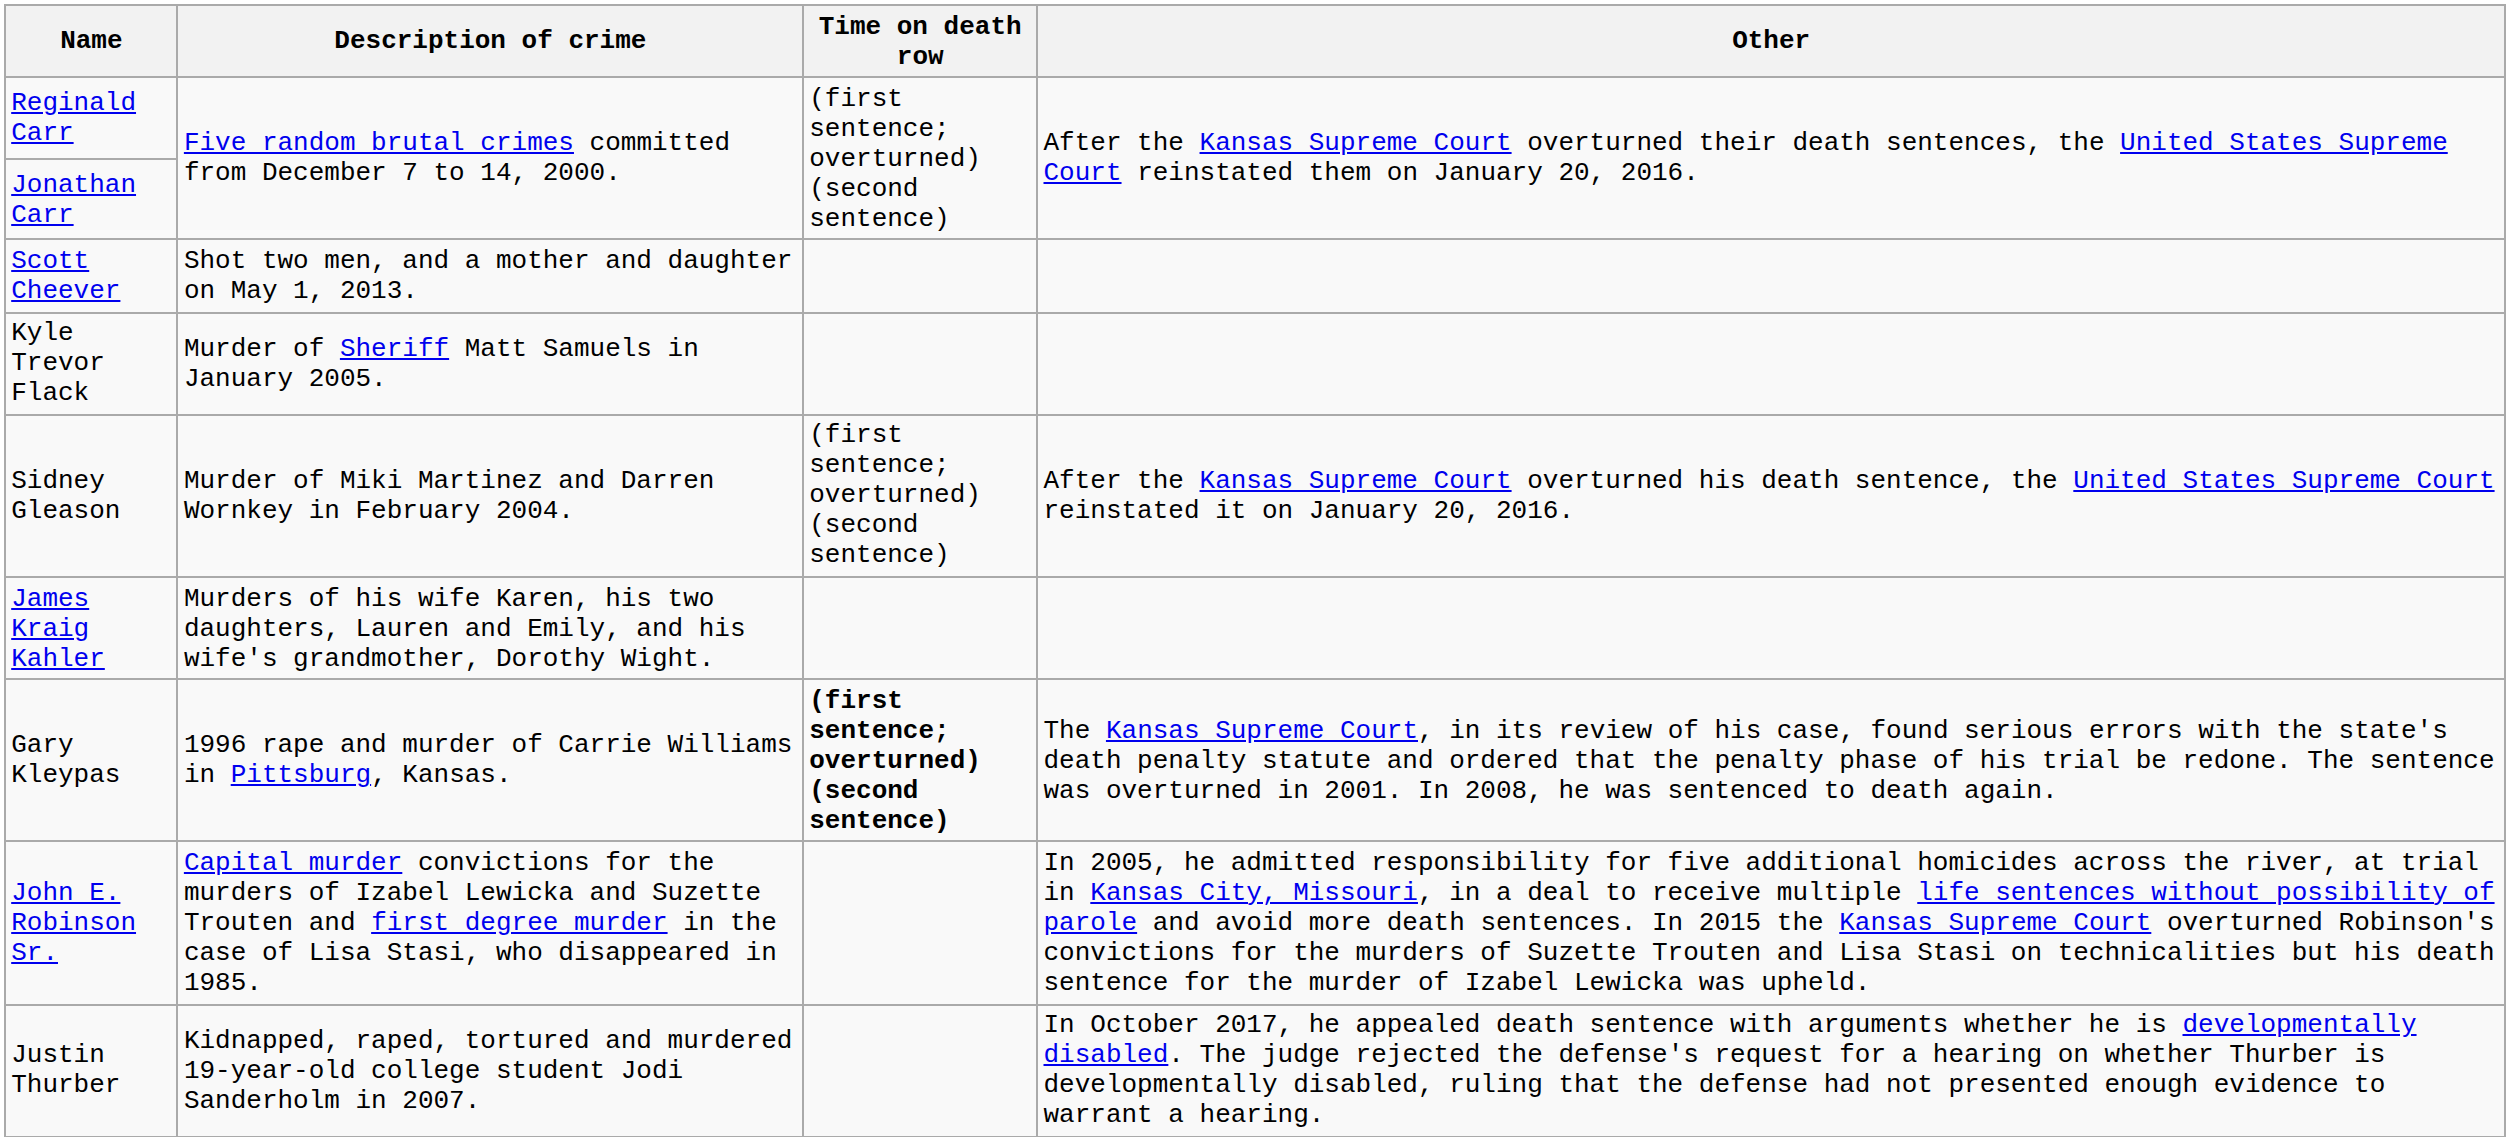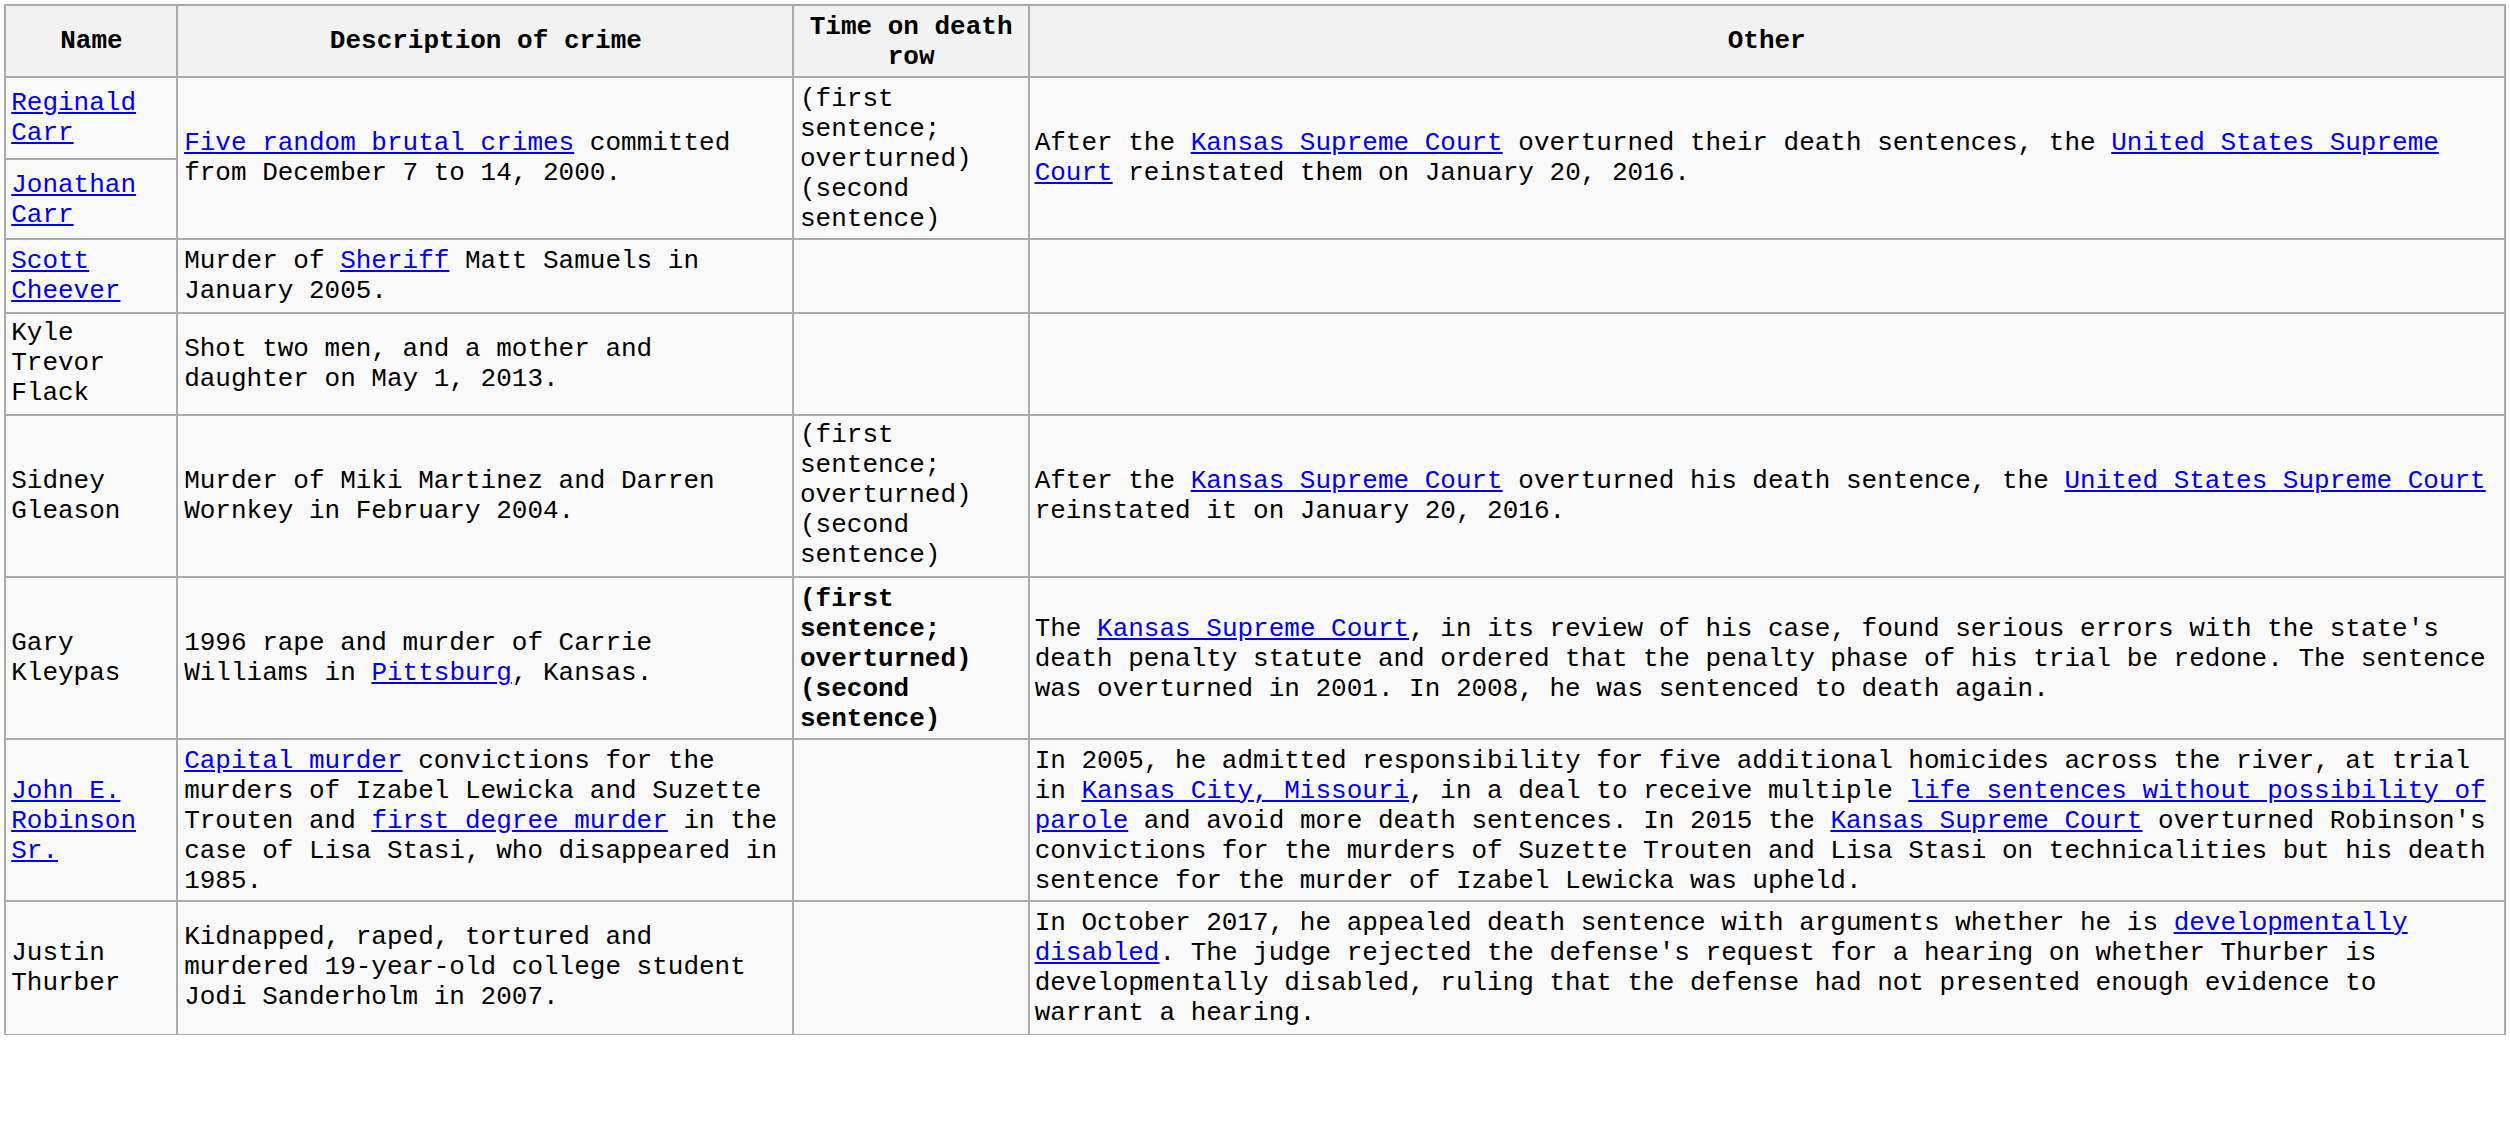(488, 276) Shot two men, and a mother and daughter on May 1, 2013. -> (442, 276) Murder of Sheriff Matt Samuels in January 2005.
(441, 363) Murder of Sheriff Matt Samuels in January 2005. -> (418, 363) Shot two men, and a mother and daughter on May 1, 2013.
- row: (58, 628)
